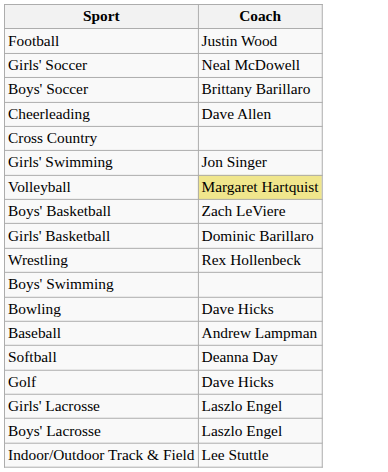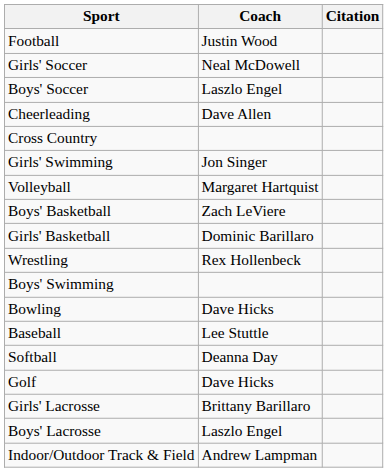+ column: (353, 16)
(256, 89) Brittany Barillaro -> (242, 89) Laszlo Engel
(260, 187) khaki background -> (260, 187) no background
(259, 333) Andrew Lampman -> (235, 333) Lee Stuttle
(242, 406) Laszlo Engel -> (256, 406) Brittany Barillaro
(235, 455) Lee Stuttle -> (259, 455) Andrew Lampman
